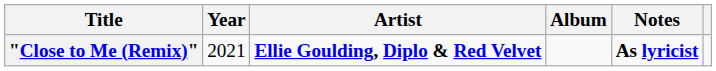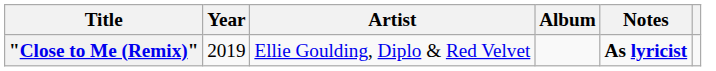(226, 50) 2021 -> (226, 50) 2019
(398, 50) bold -> (392, 50) normal
